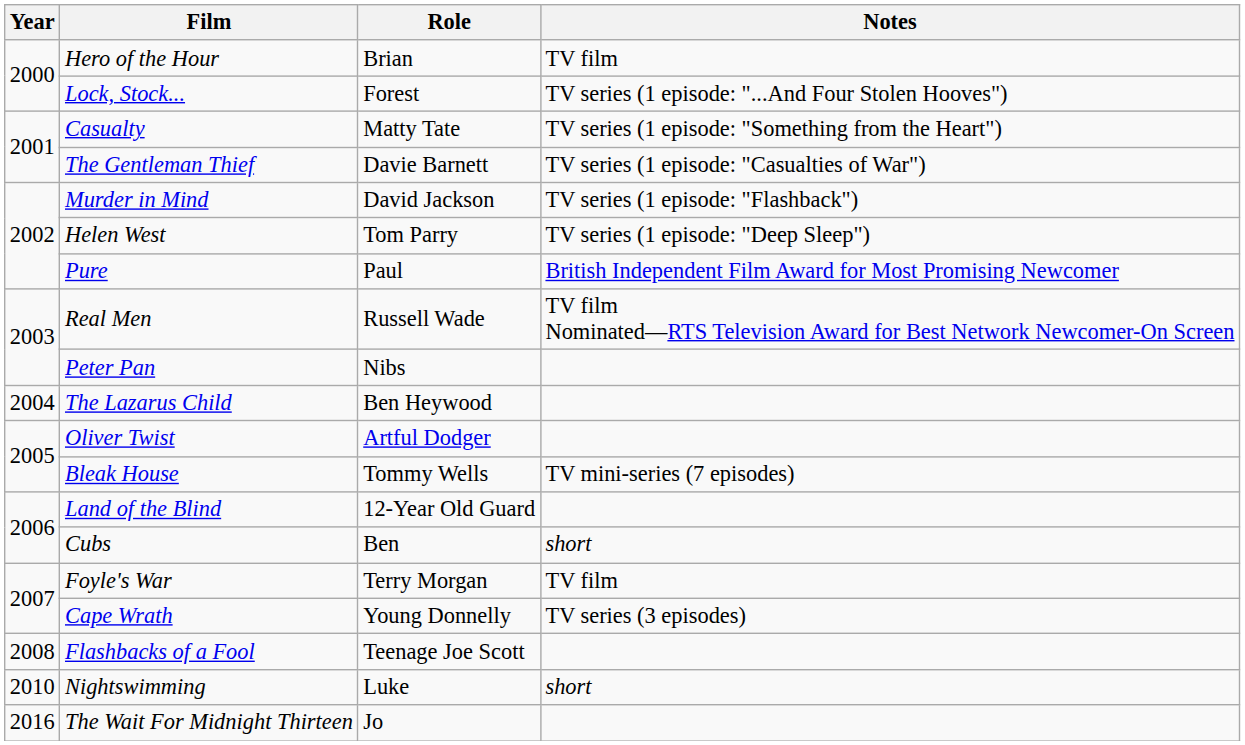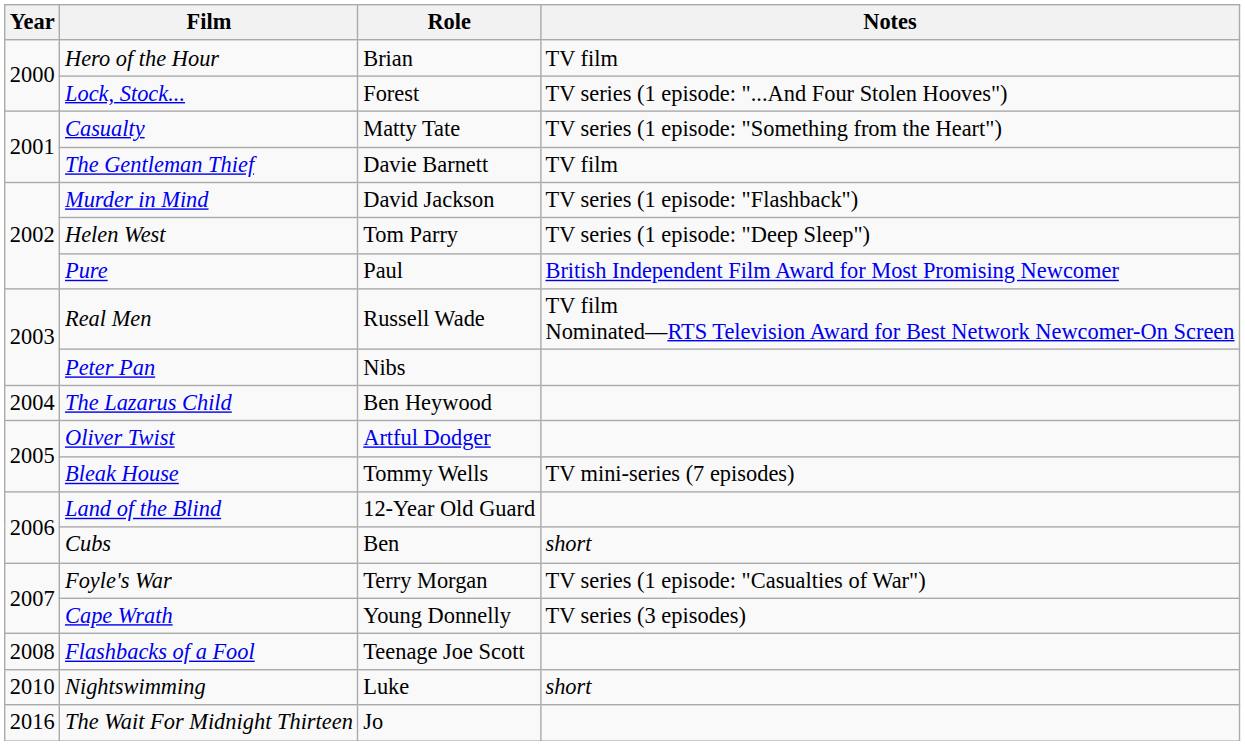(736, 164) TV series (1 episode: "Casualties of War") -> (582, 164) TV film
(582, 580) TV film -> (736, 580) TV series (1 episode: "Casualties of War")
